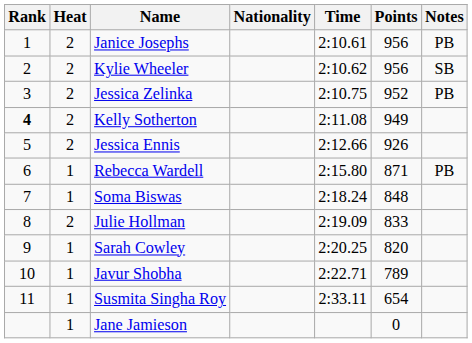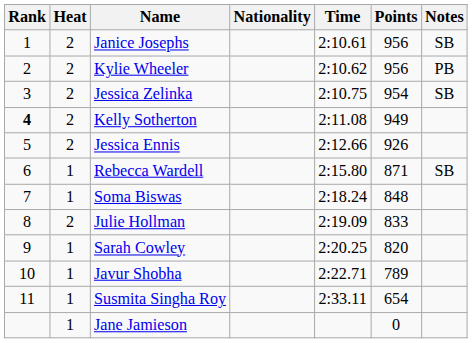(444, 42) PB -> (444, 42) SB
(444, 68) SB -> (444, 68) PB
(396, 94) 952 -> (396, 94) 954
(444, 94) PB -> (444, 94) SB
(444, 171) PB -> (444, 171) SB
